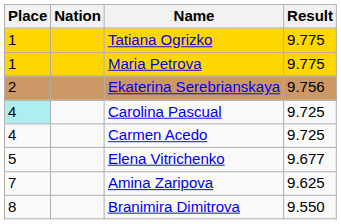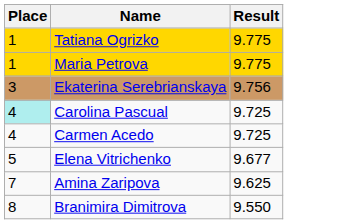- column: (78, 16)
(12, 87) 2 -> (12, 87) 3
